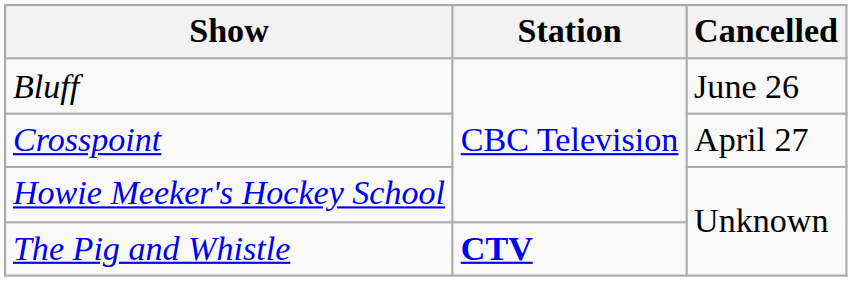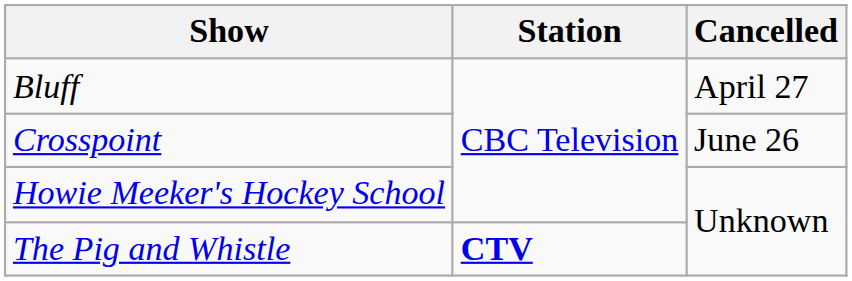(747, 85) June 26 -> (751, 85) April 27
(751, 139) April 27 -> (747, 139) June 26
